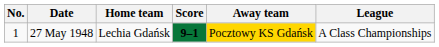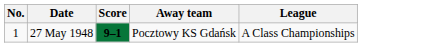- column: (134, 13)
(261, 32) gold background -> (184, 32) no background
